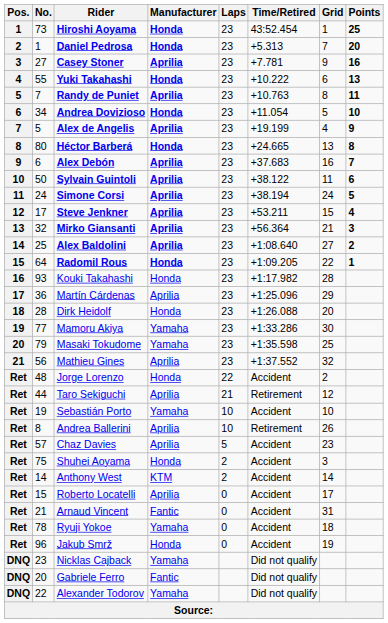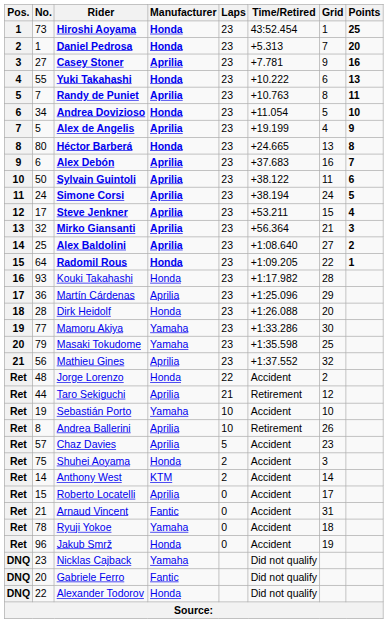(169, 594) Yamaha -> (166, 594) Honda
